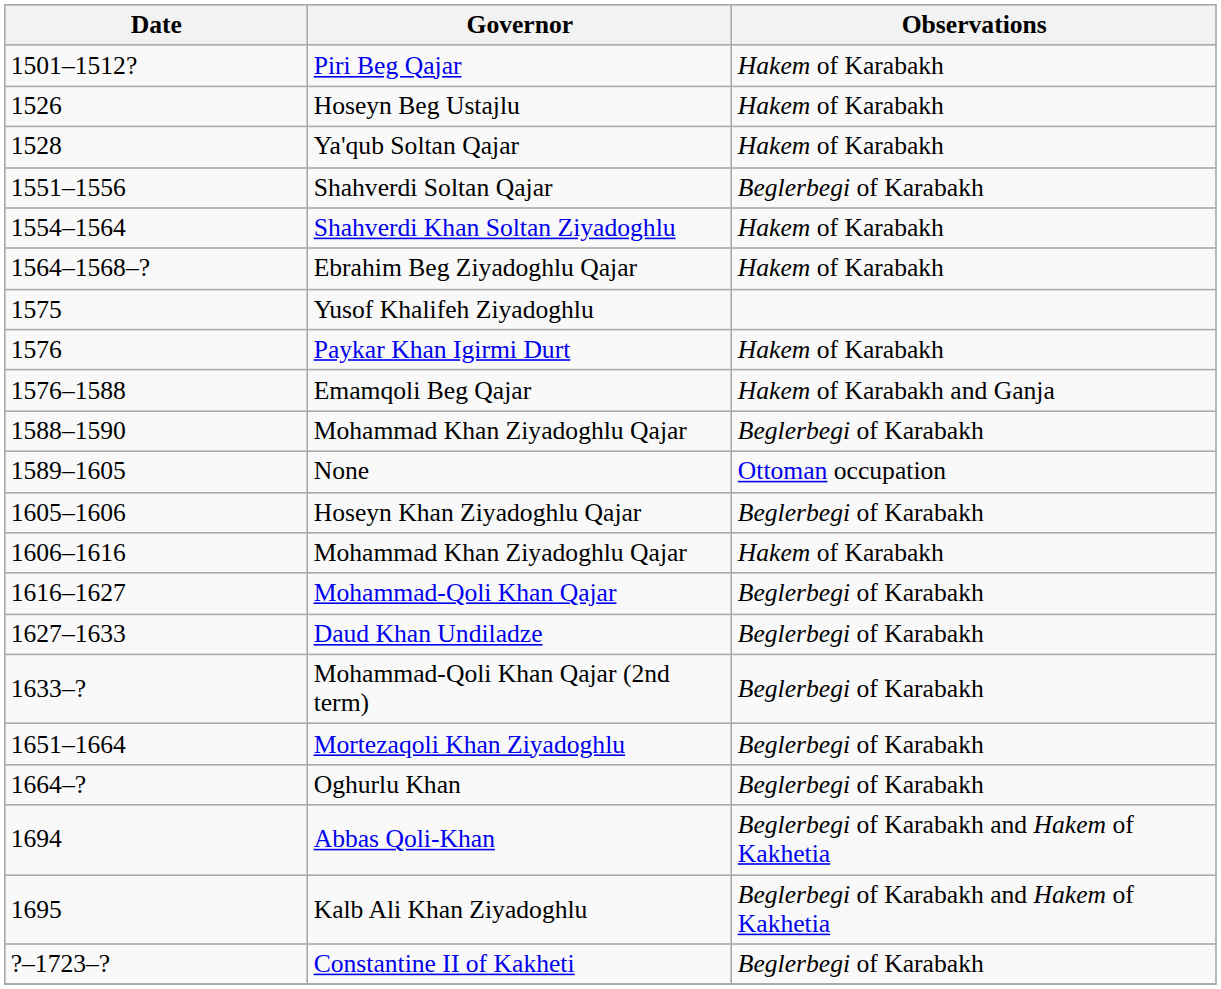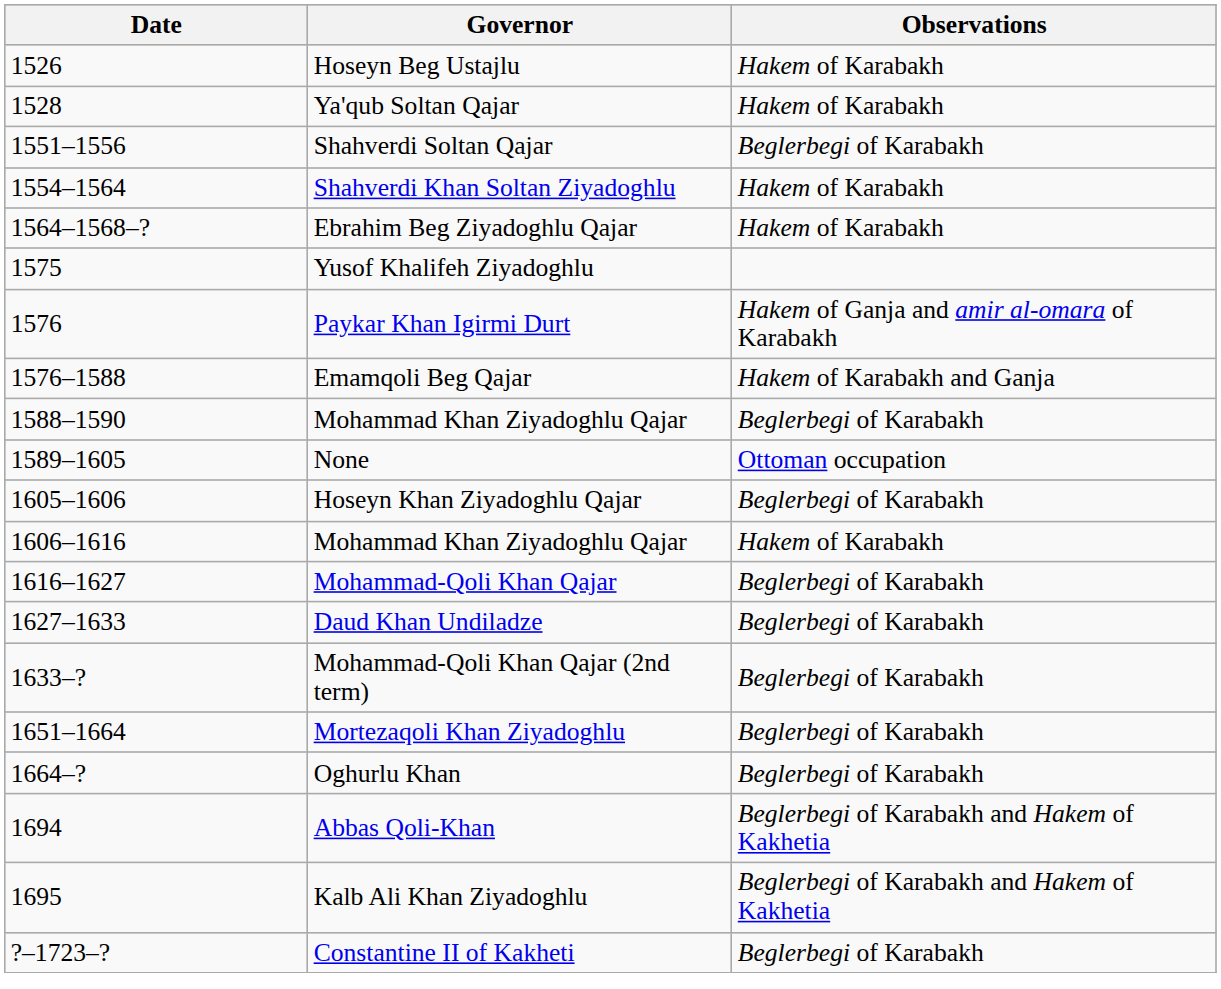- row: (74, 65)
(841, 349) Hakem of Karabakh -> (935, 323) Hakem of Ganja and amir al-omara of Karabakh
